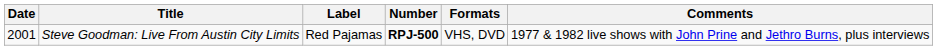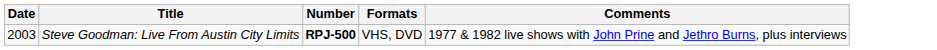- column: (344, 14)
(22, 34) 2001 -> (22, 34) 2003
